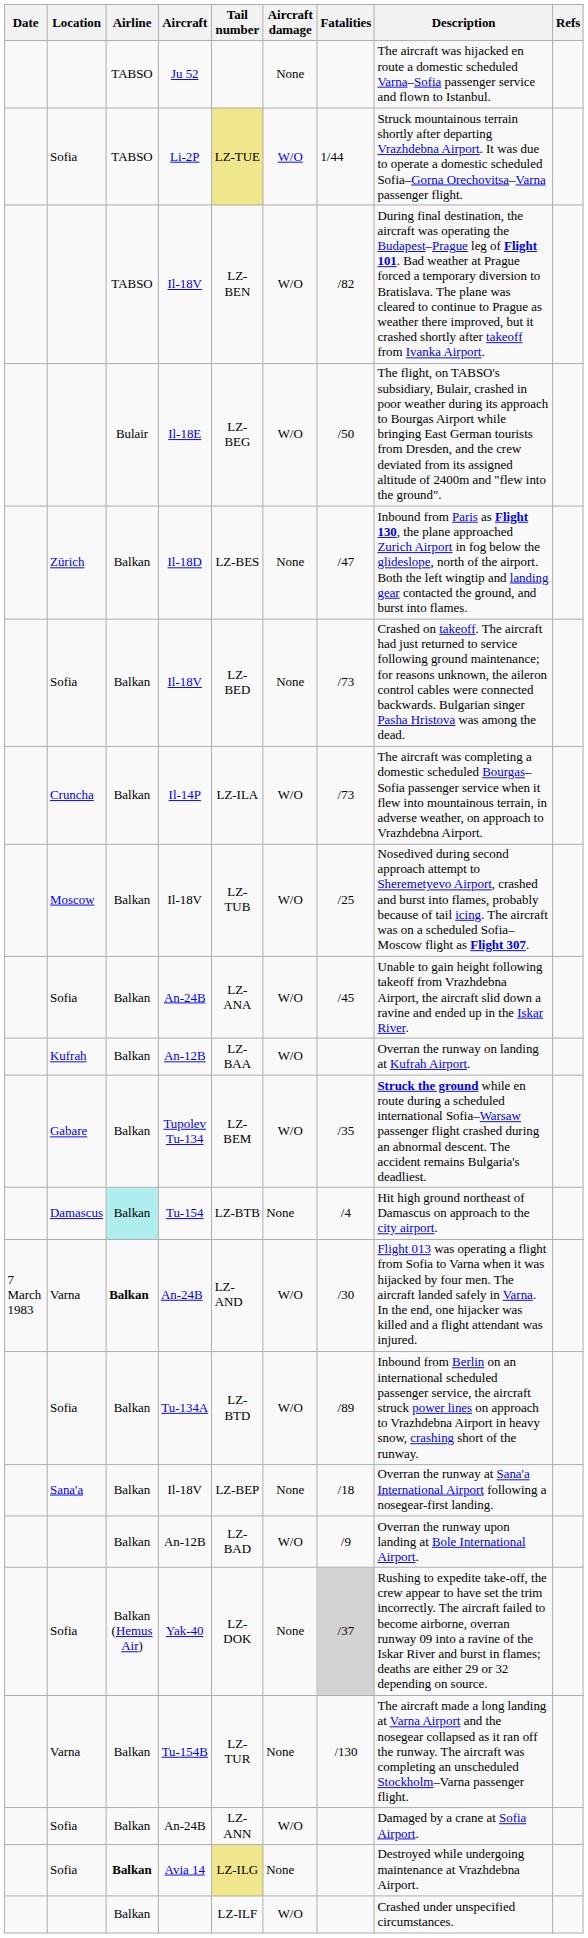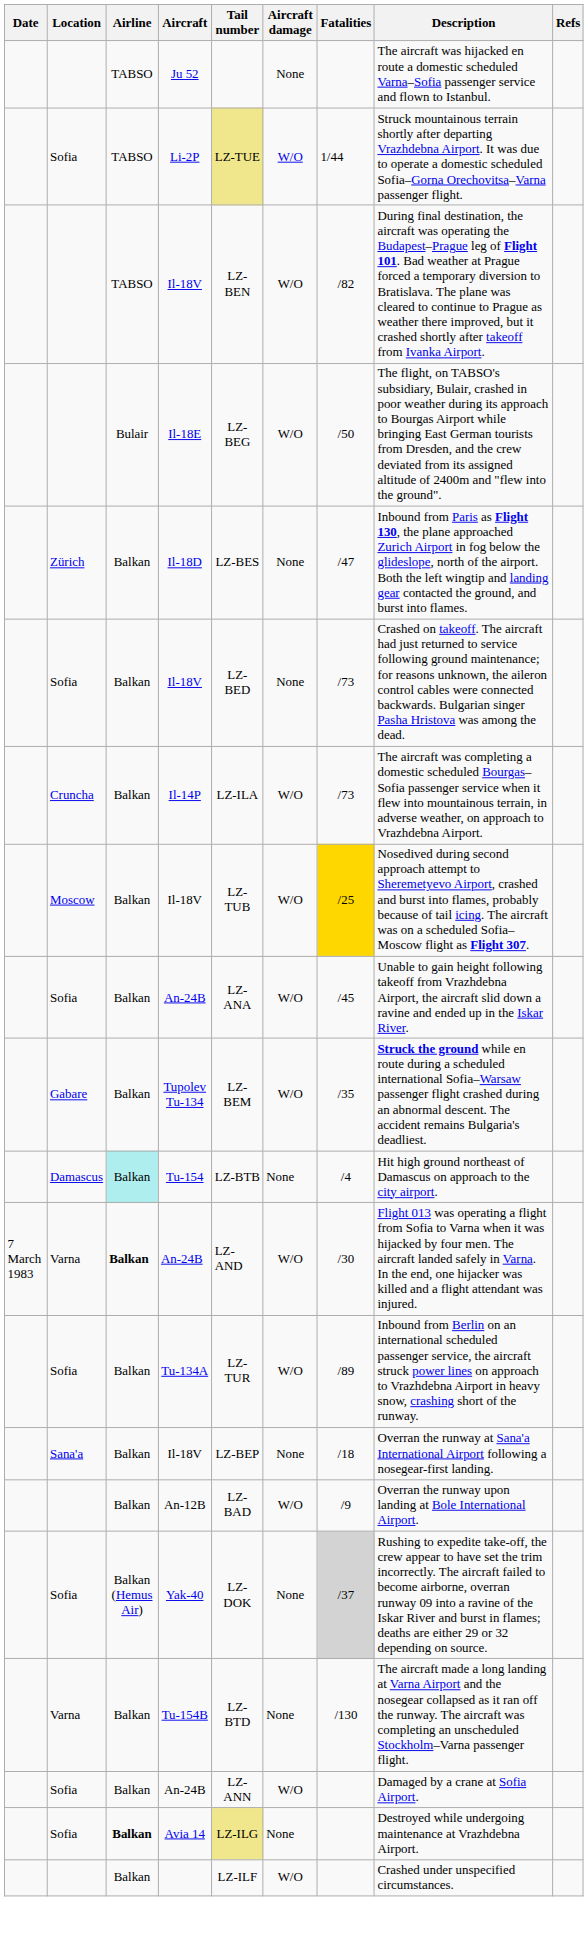(346, 899) no background -> (346, 899) gold background
- row: (68, 1056)
(237, 1407) LZ-BTD -> (237, 1371) LZ-TUR
(237, 1751) LZ-TUR -> (237, 1714) LZ-BTD
